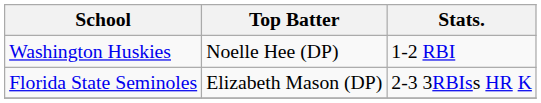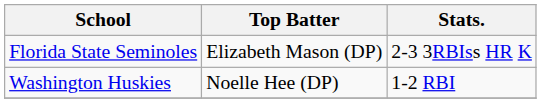rows swapped: (103, 82) <-> (90, 51)
